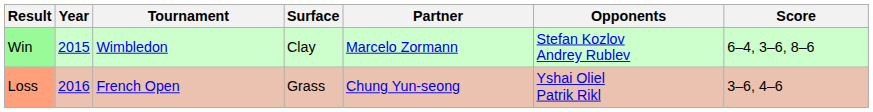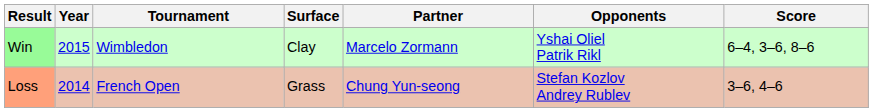(583, 47) Stefan Kozlov Andrey Rublev -> (571, 47) Yshai Oliel Patrik Rikl
(74, 86) 2016 -> (74, 86) 2014
(571, 86) Yshai Oliel Patrik Rikl -> (583, 86) Stefan Kozlov Andrey Rublev
